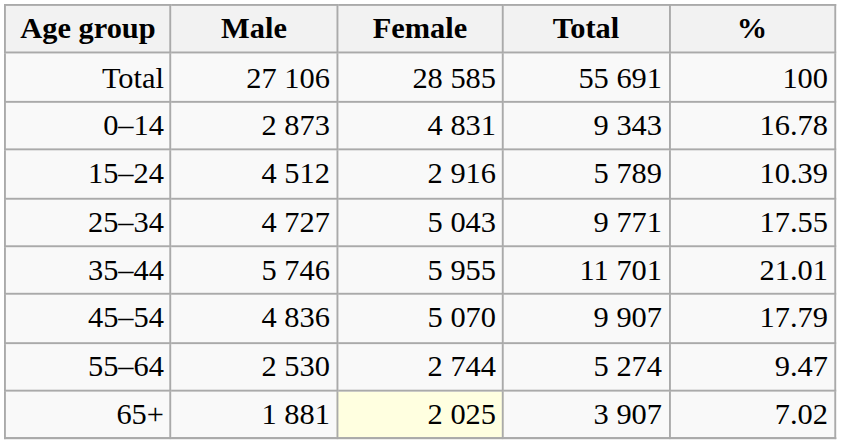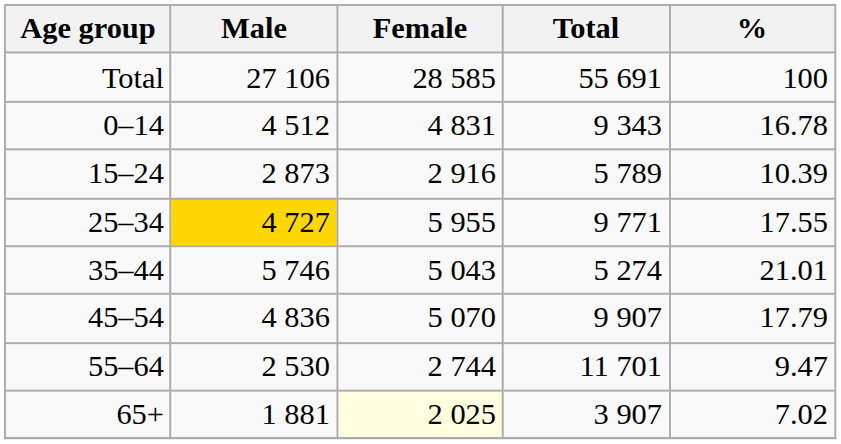(296, 125) 2 873 -> (296, 125) 4 512
(296, 173) 4 512 -> (296, 173) 2 873
(296, 221) no background -> (296, 221) gold background
(462, 221) 5 043 -> (462, 221) 5 955
(462, 269) 5 955 -> (462, 269) 5 043
(621, 269) 11 701 -> (628, 269) 5 274
(628, 366) 5 274 -> (621, 366) 11 701
